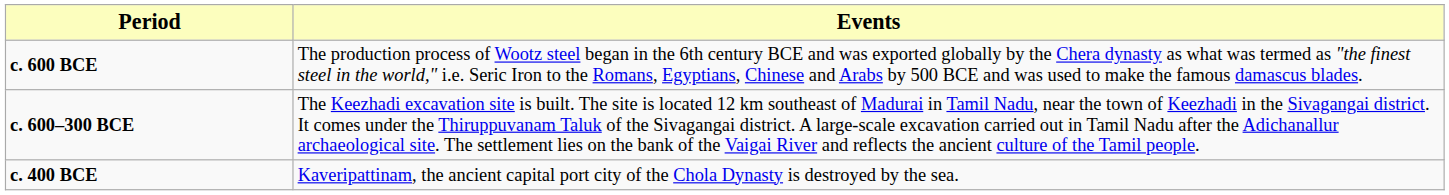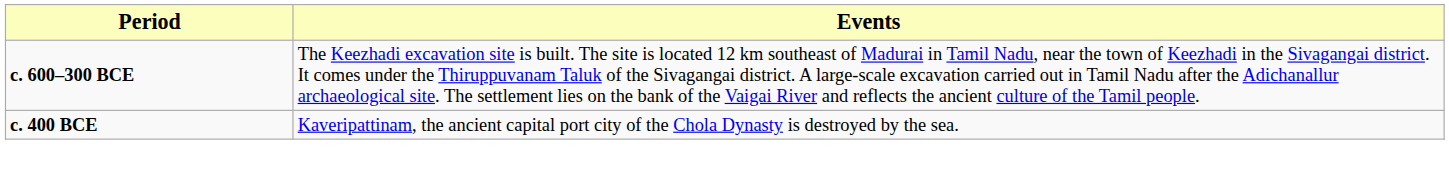- row: (54, 64)
